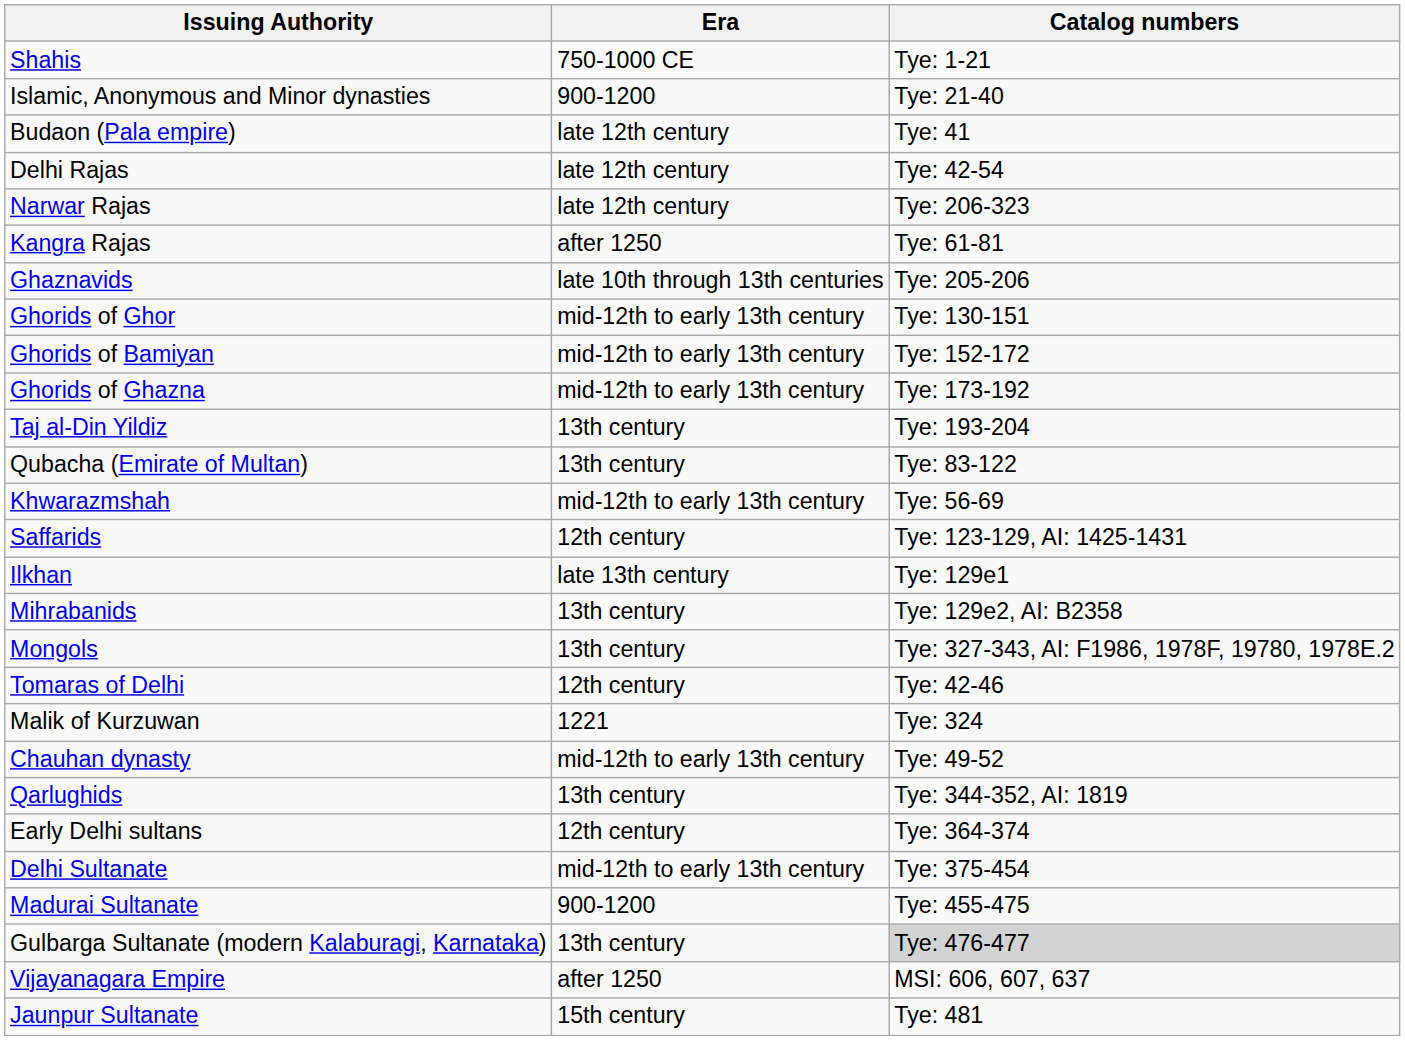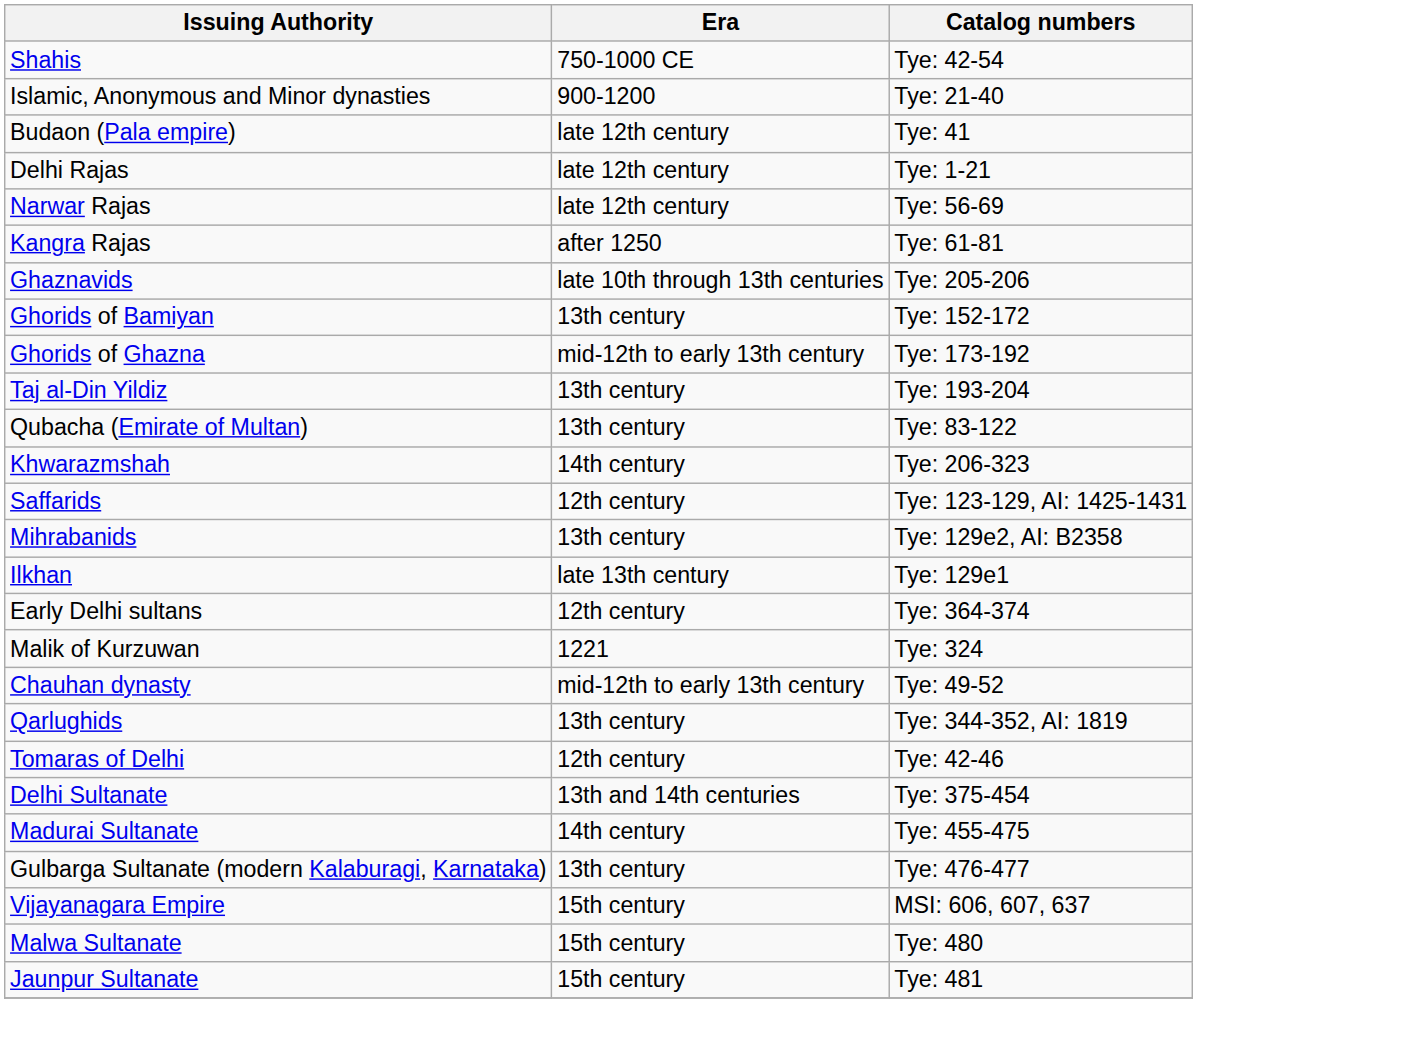(943, 59) Tye: 1-21 -> (949, 59) Tye: 42-54
(949, 170) Tye: 42-54 -> (943, 170) Tye: 1-21
(962, 206) Tye: 206-323 -> (949, 206) Tye: 56-69
- row: (93, 317)
(711, 354) mid-12th to early 13th century -> (621, 317) 13th century
(711, 501) mid-12th to early 13th century -> (621, 464) 14th century
(949, 501) Tye: 56-69 -> (962, 464) Tye: 206-323
rows swapped: (41, 574) <-> (73, 611)
- row: (54, 648)
rows swapped: (97, 685) <-> (106, 832)
(711, 869) mid-12th to early 13th century -> (679, 795) 13th and 14th centuries
(606, 905) 900-1200 -> (621, 832) 14th century
(962, 942) lightgrey background -> (962, 869) no background
(610, 979) after 1250 -> (621, 905) 15th century
+ row: (96, 942)
